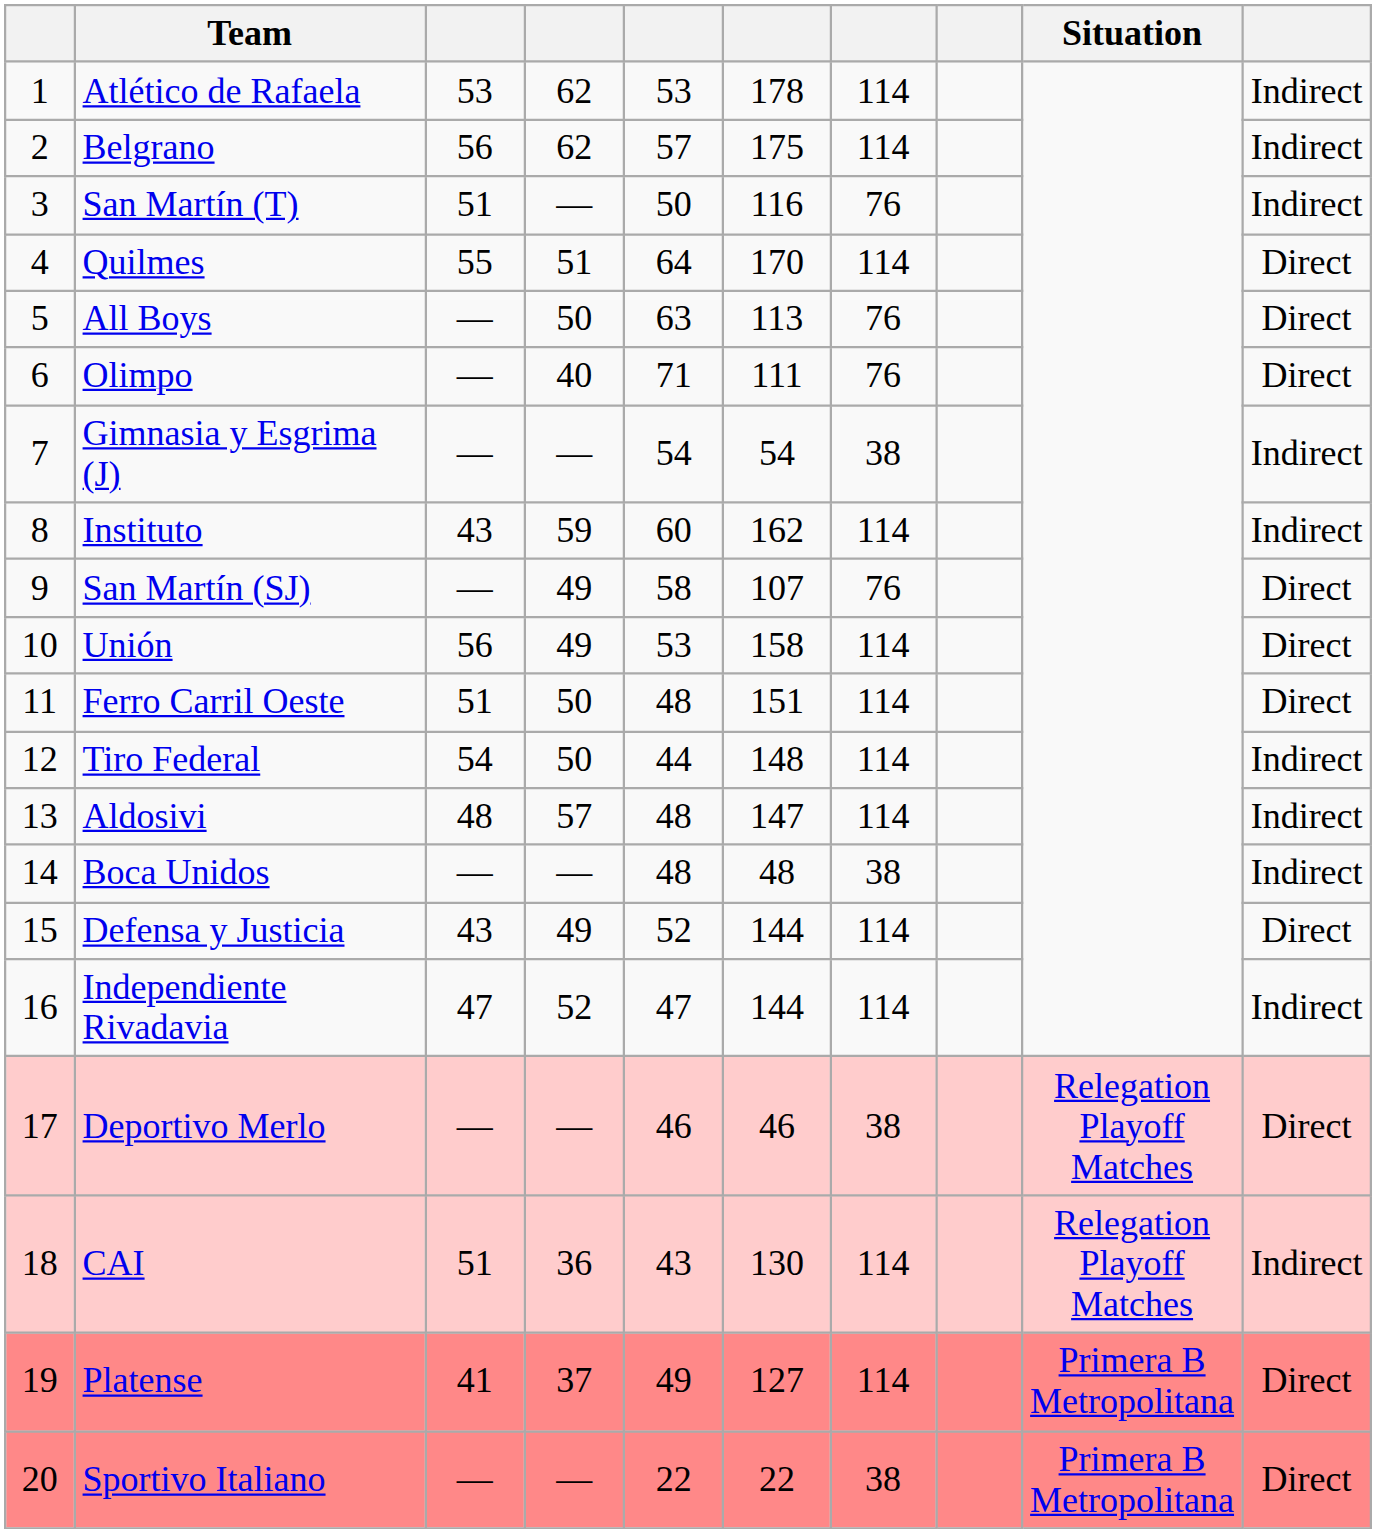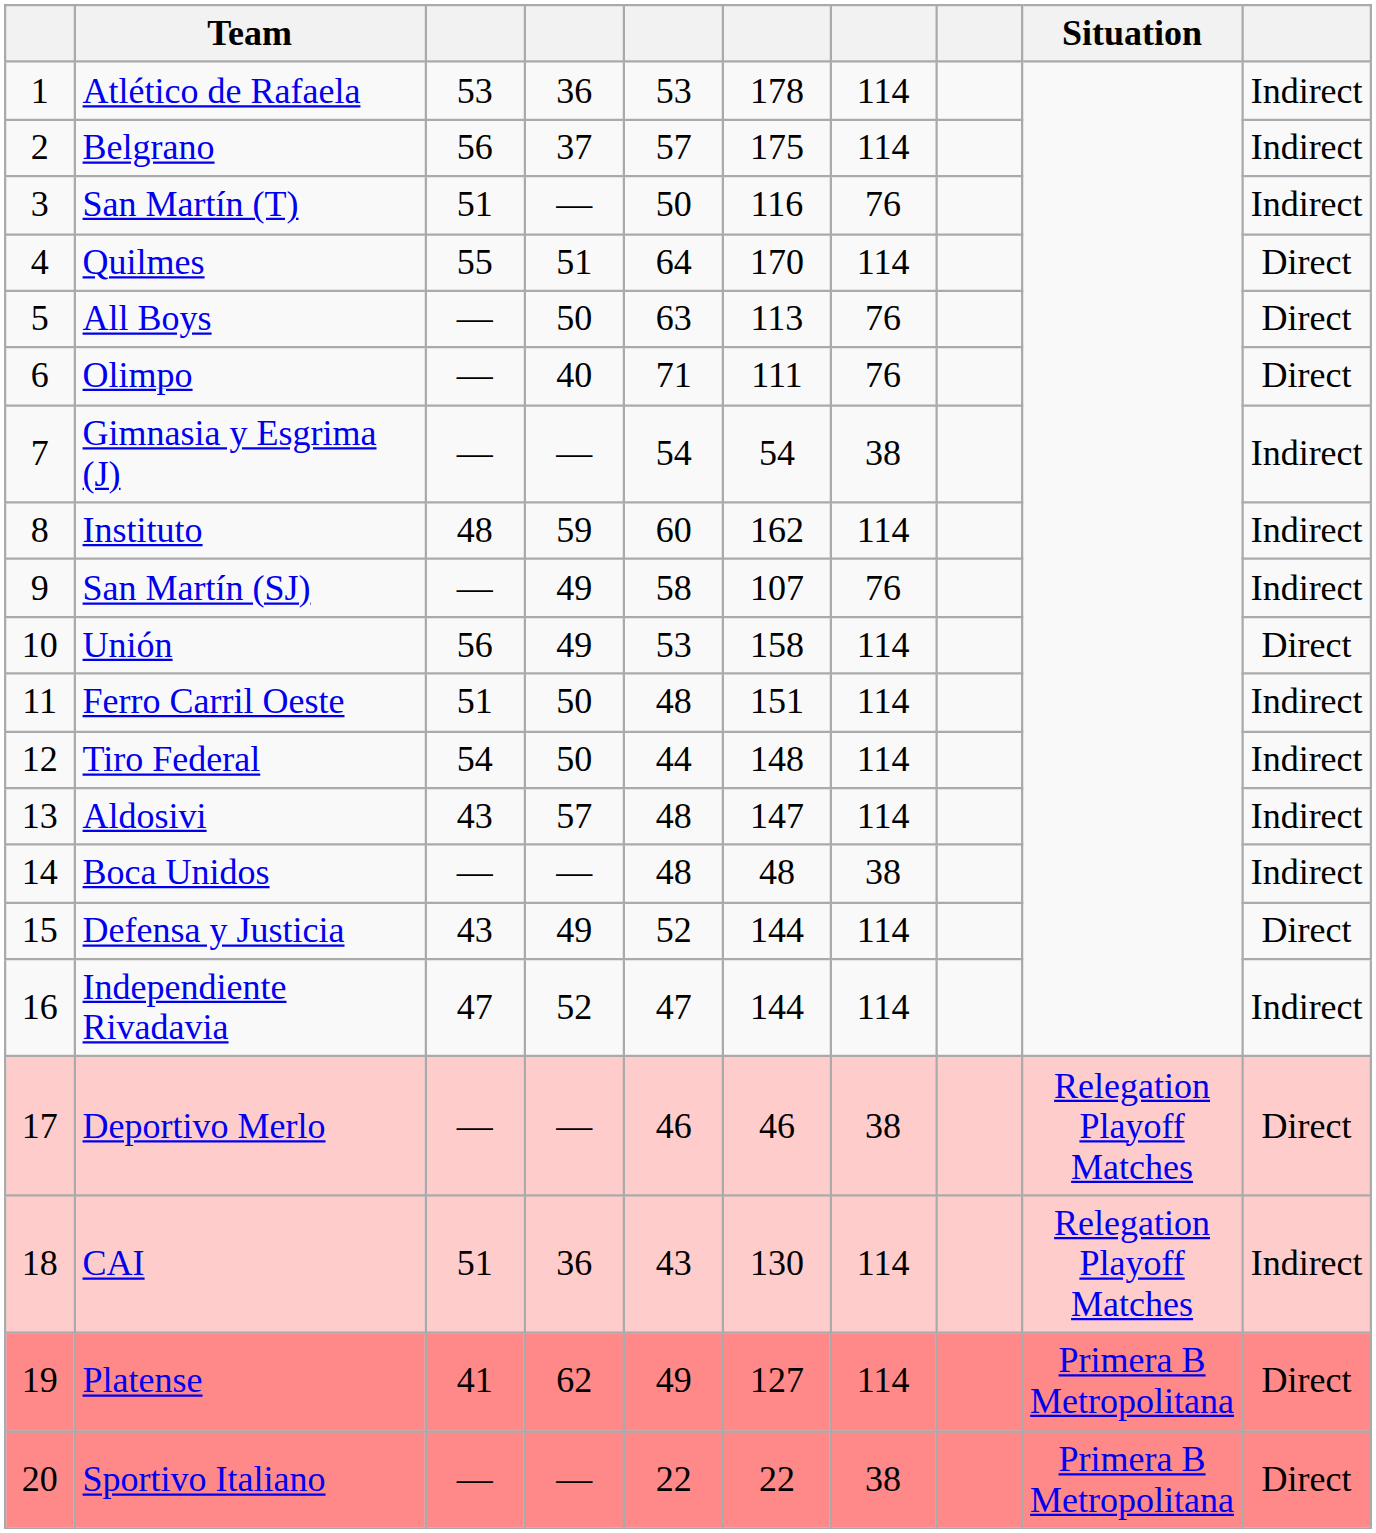(574, 90) 62 -> (574, 90) 36
(574, 147) 62 -> (574, 147) 37
(475, 530) 43 -> (475, 530) 48
(1307, 587) Direct -> (1307, 587) Indirect
(1307, 701) Direct -> (1307, 701) Indirect
(475, 815) 48 -> (475, 815) 43
(574, 1381) 37 -> (574, 1381) 62
